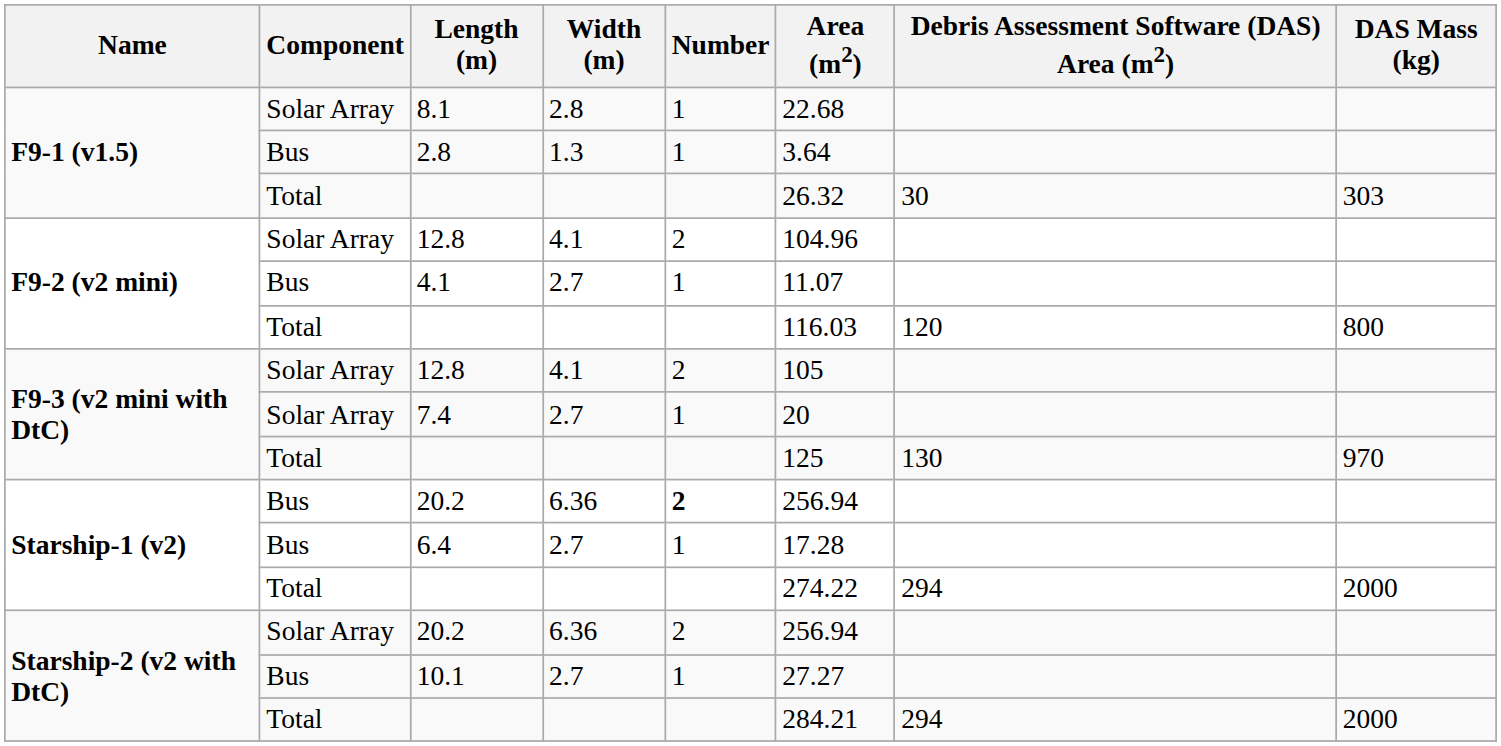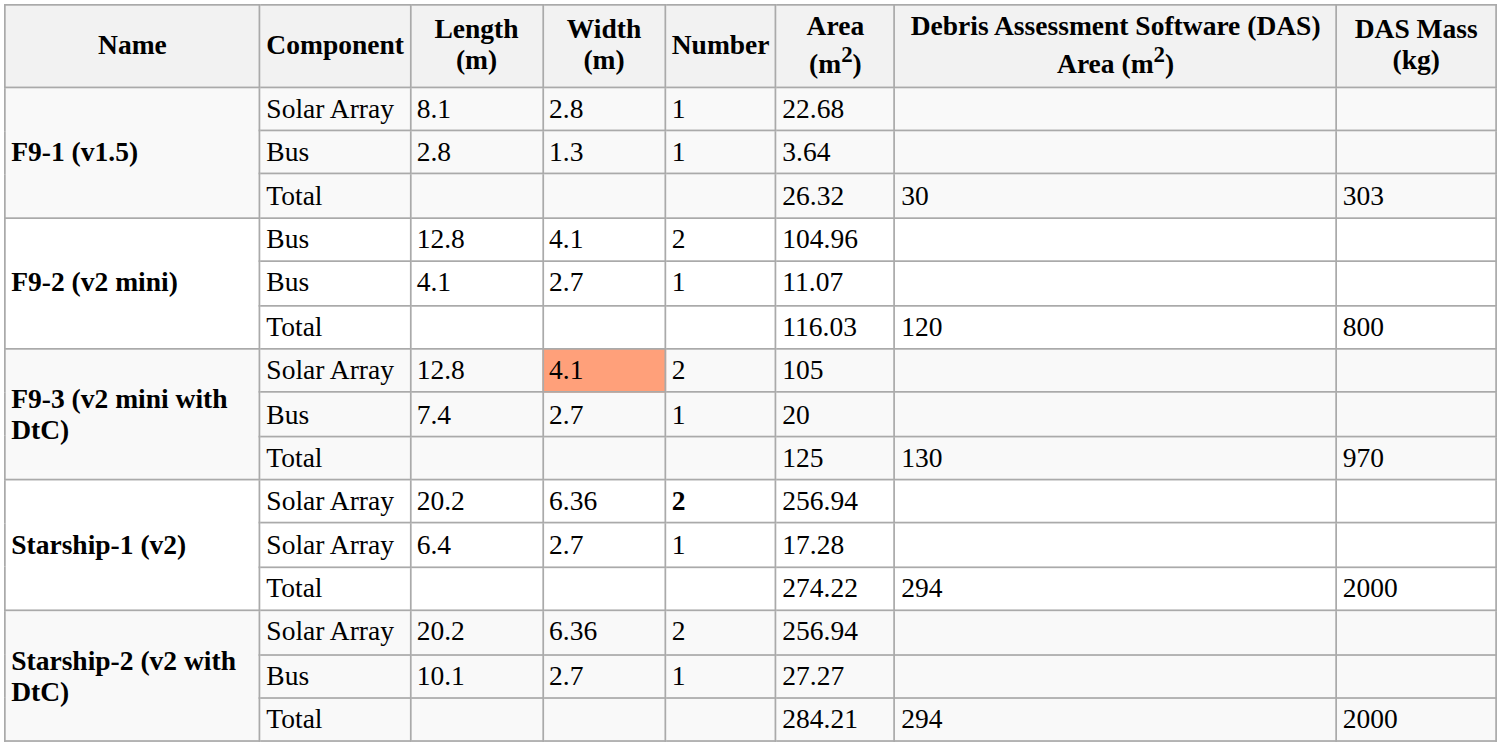(330, 239) Solar Array -> (288, 239) Bus
(566, 370) no background -> (566, 370) lightsalmon background
(330, 413) Solar Array -> (288, 413) Bus
(288, 501) Bus -> (330, 501) Solar Array
(288, 544) Bus -> (330, 544) Solar Array
